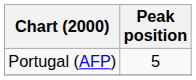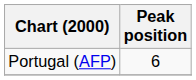(155, 61) 5 -> (155, 61) 6
